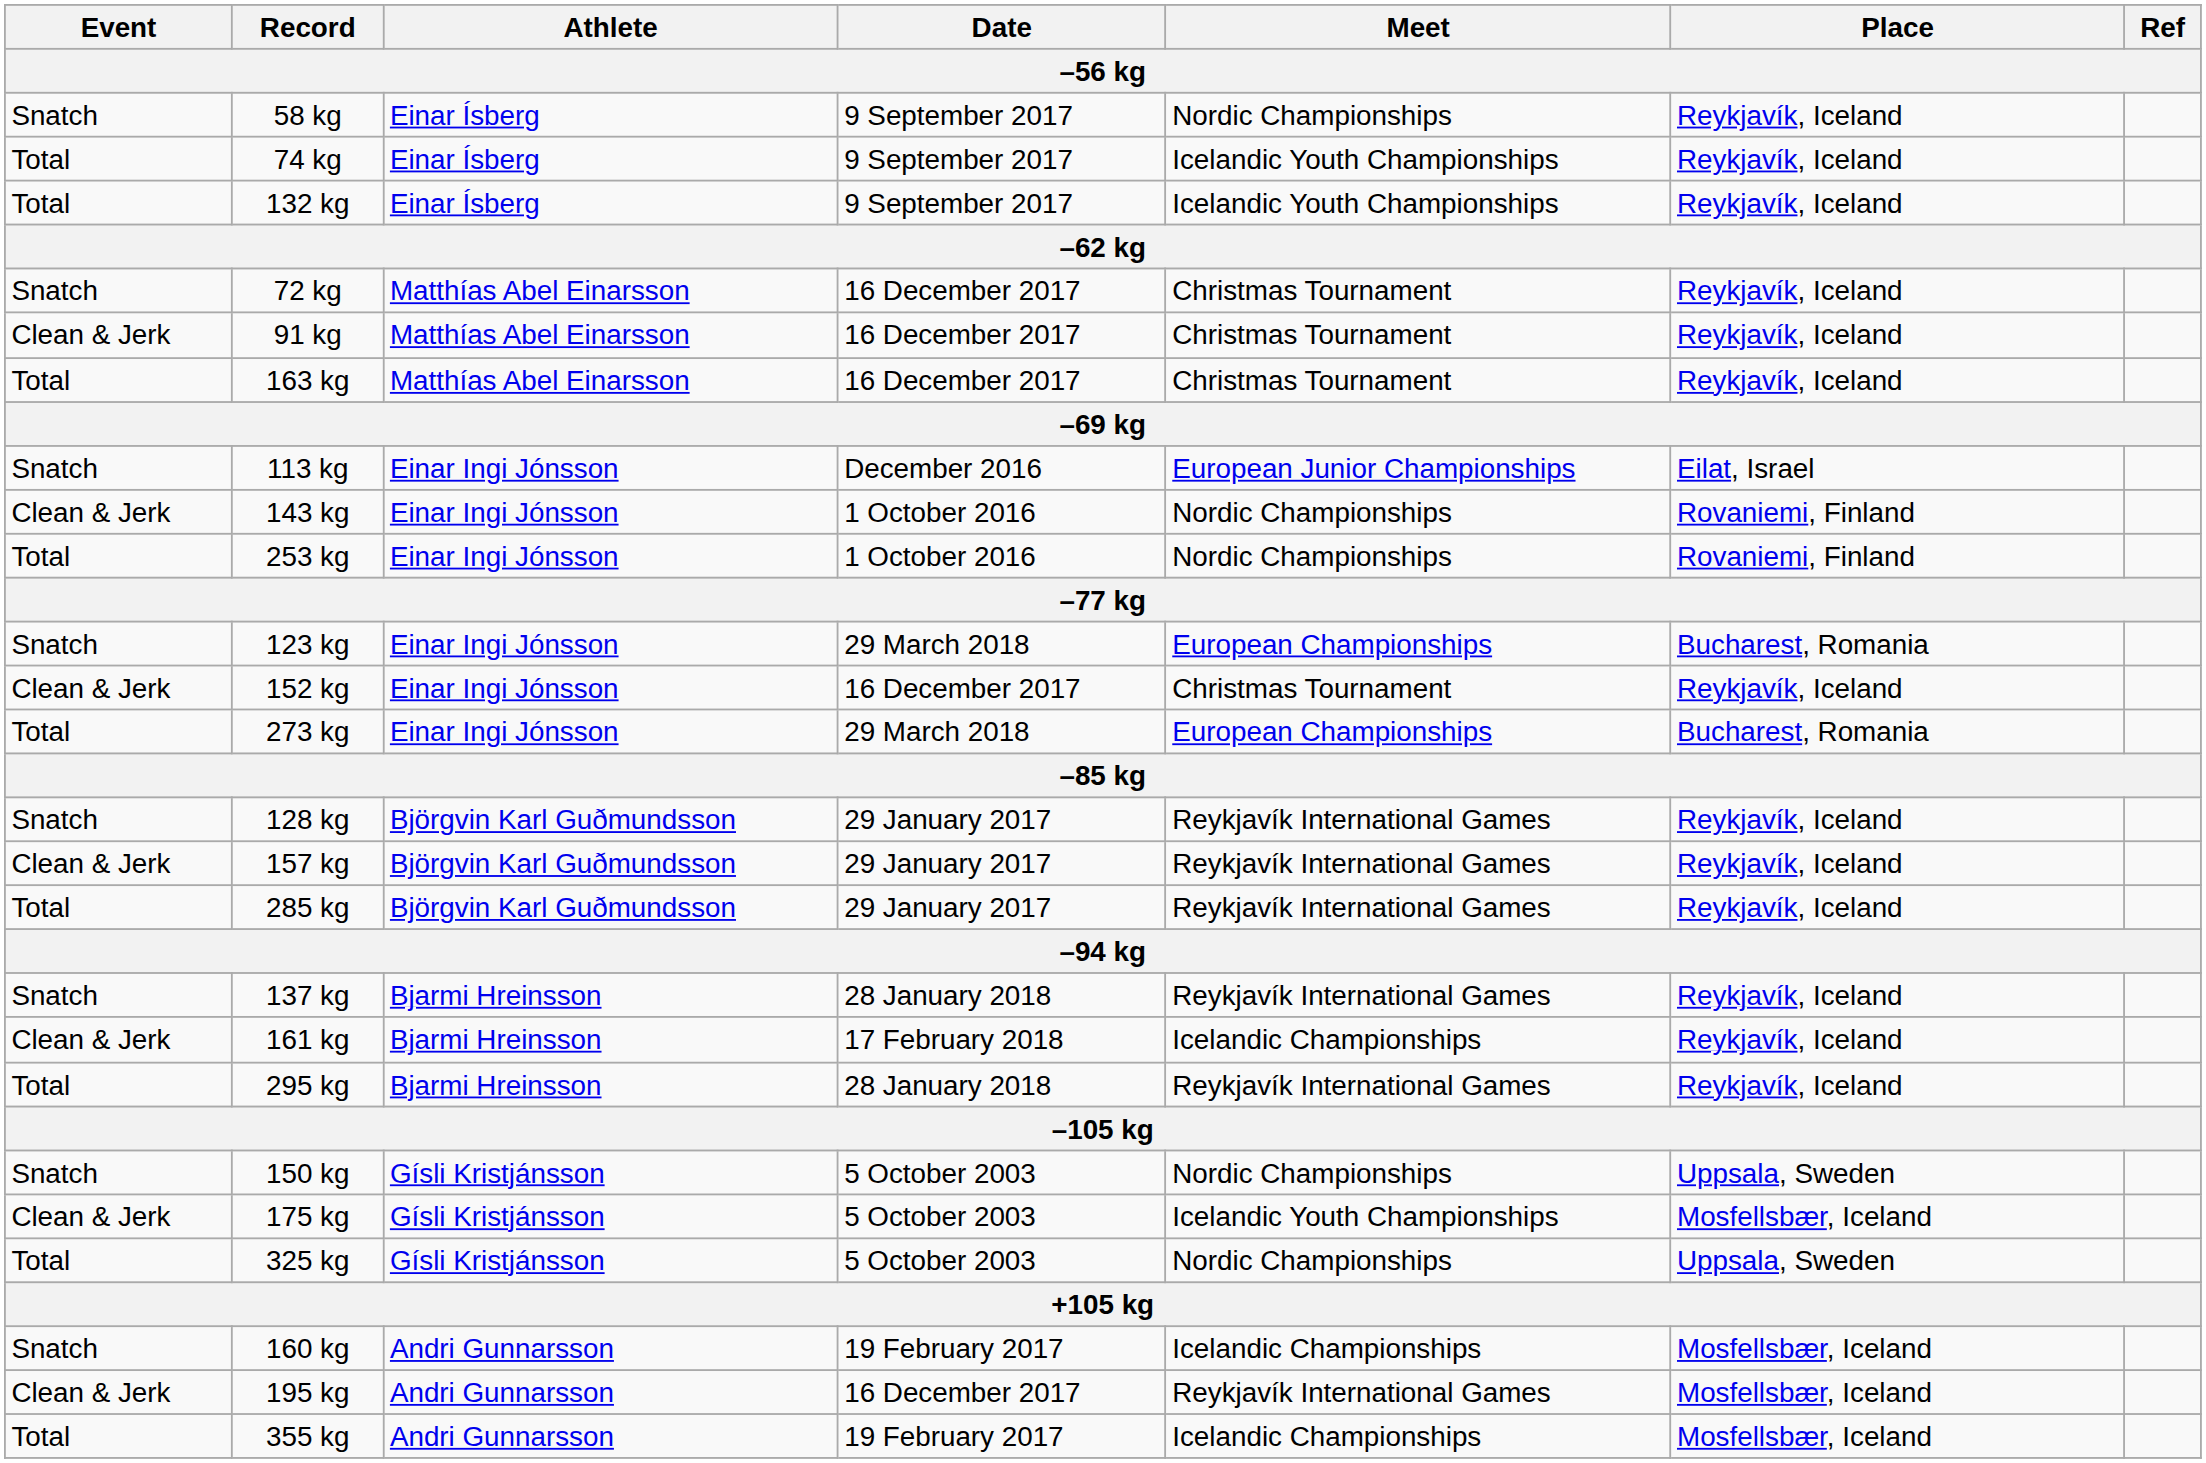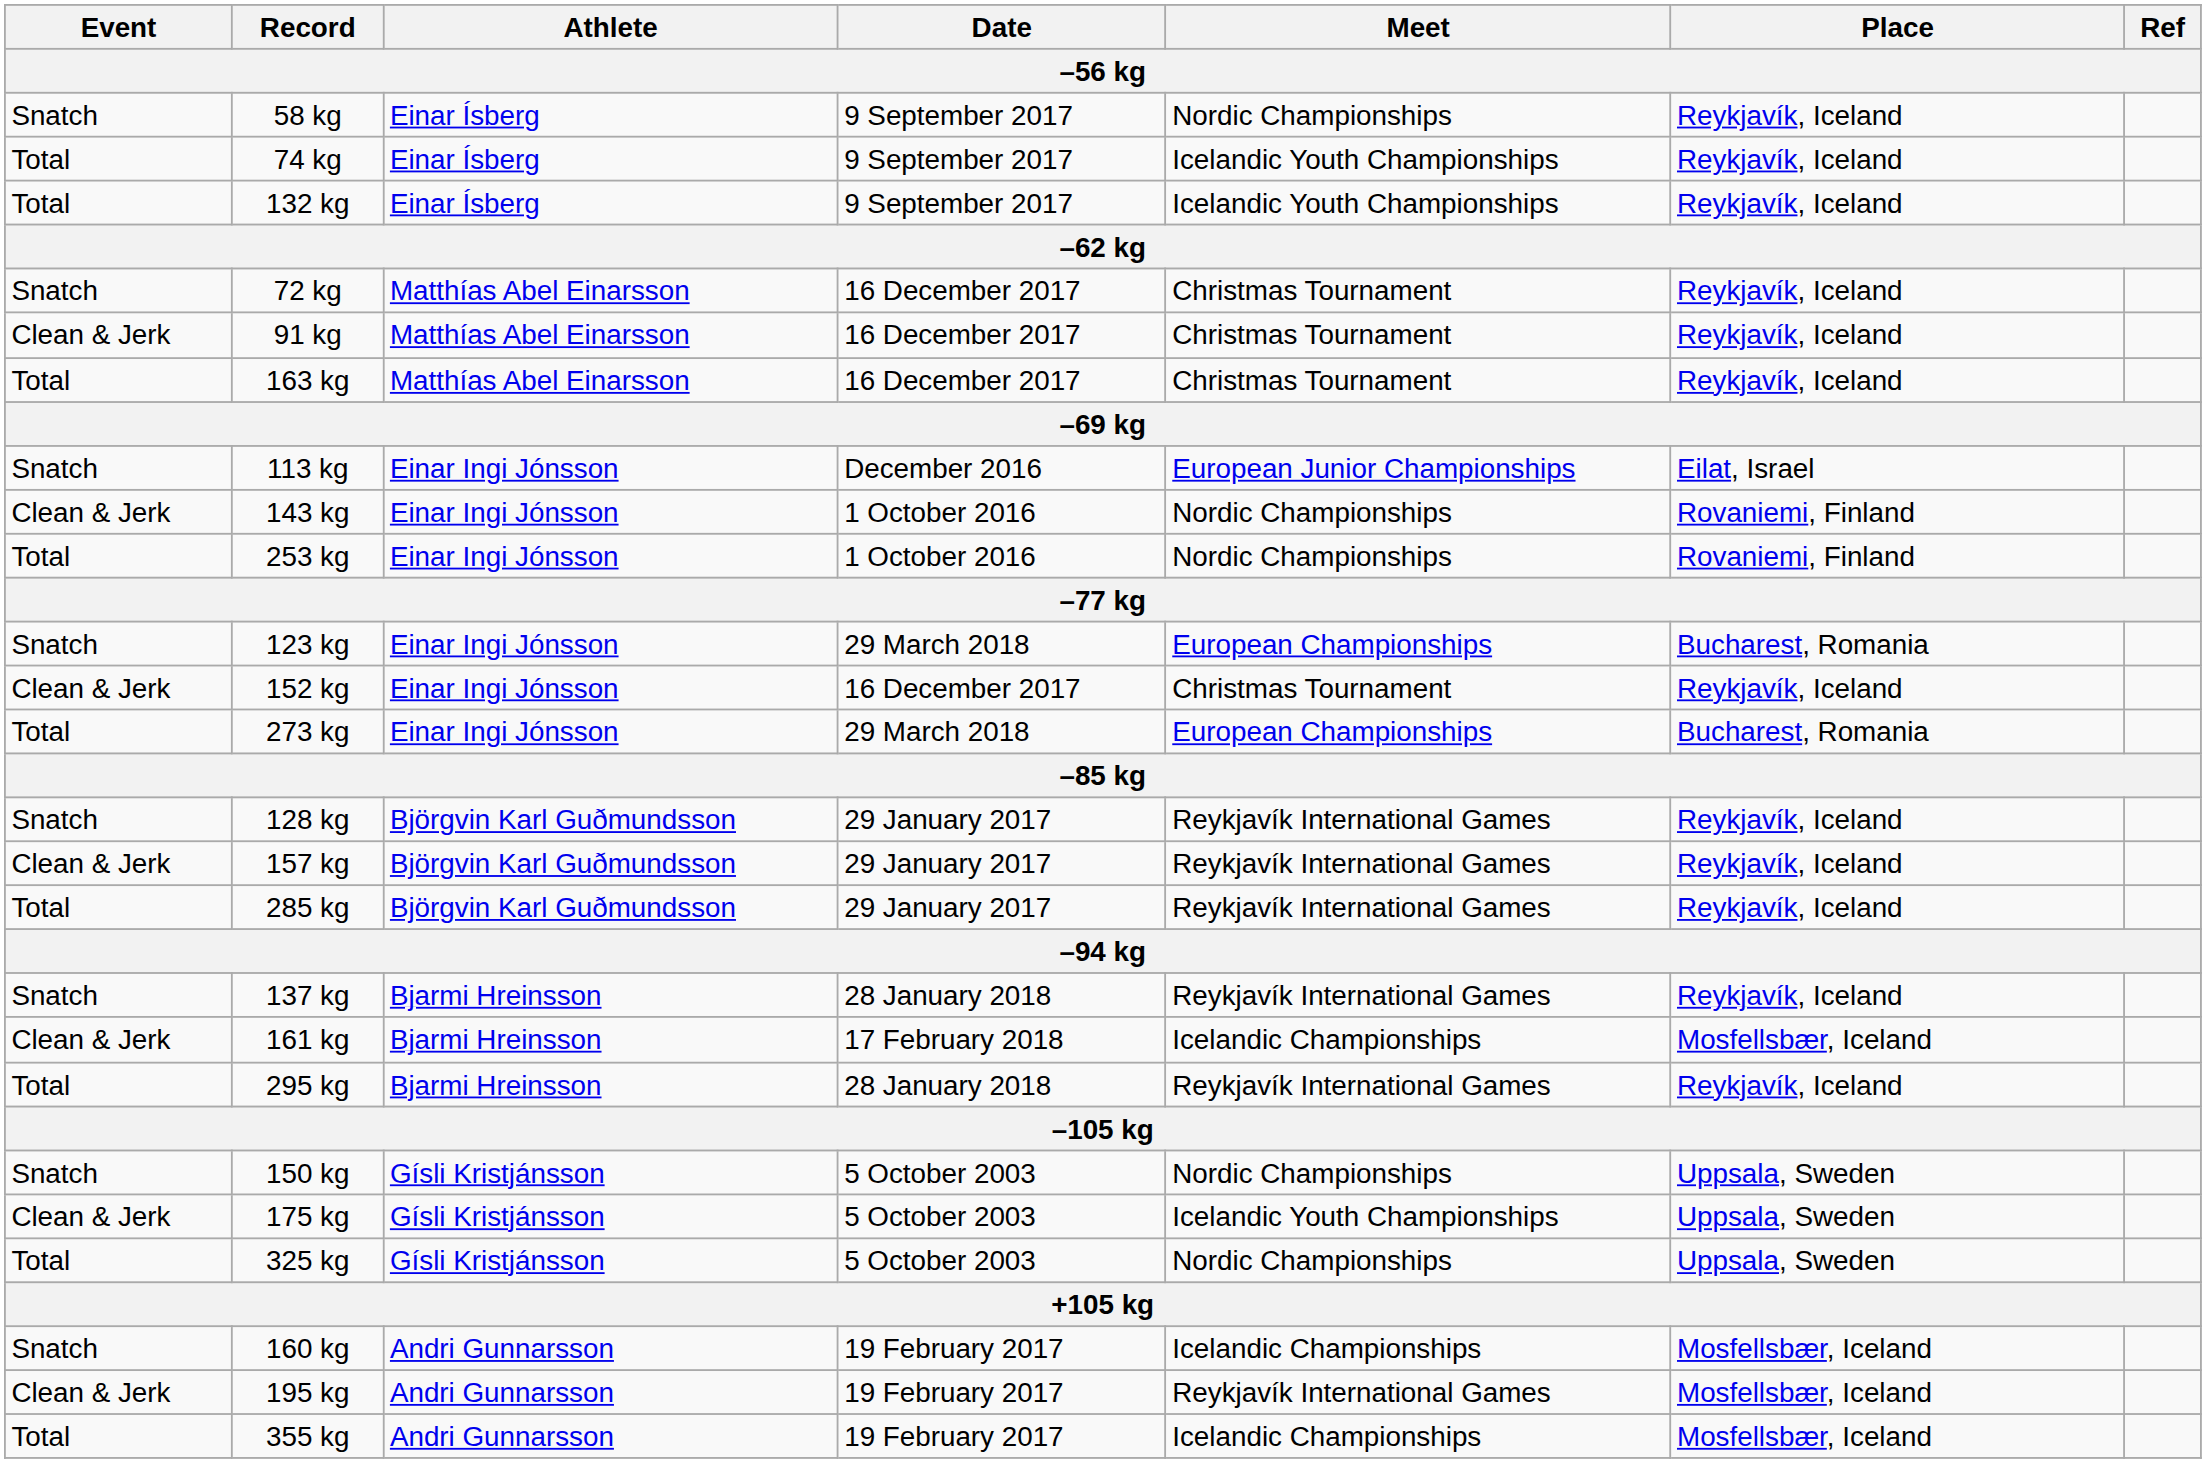(1790, 1040) Reykjavík, Iceland -> (1804, 1040) Mosfellsbær, Iceland
(1804, 1216) Mosfellsbær, Iceland -> (1786, 1216) Uppsala, Sweden
(962, 1392) 16 December 2017 -> (954, 1392) 19 February 2017
